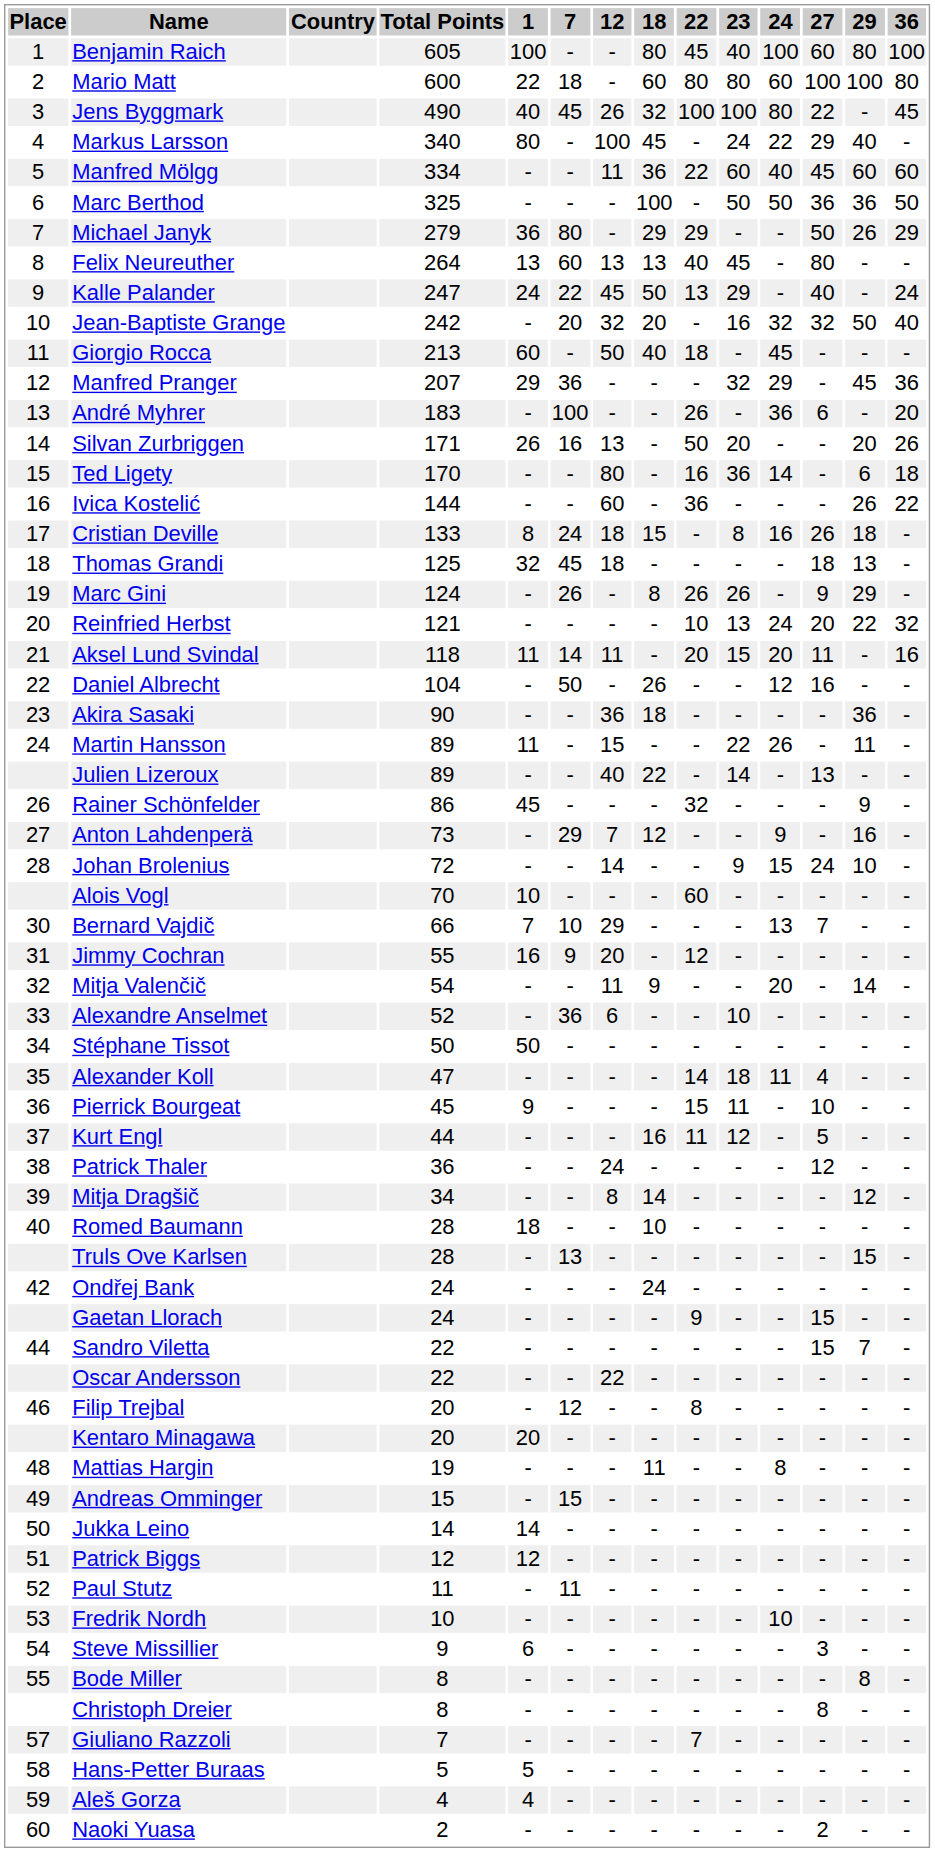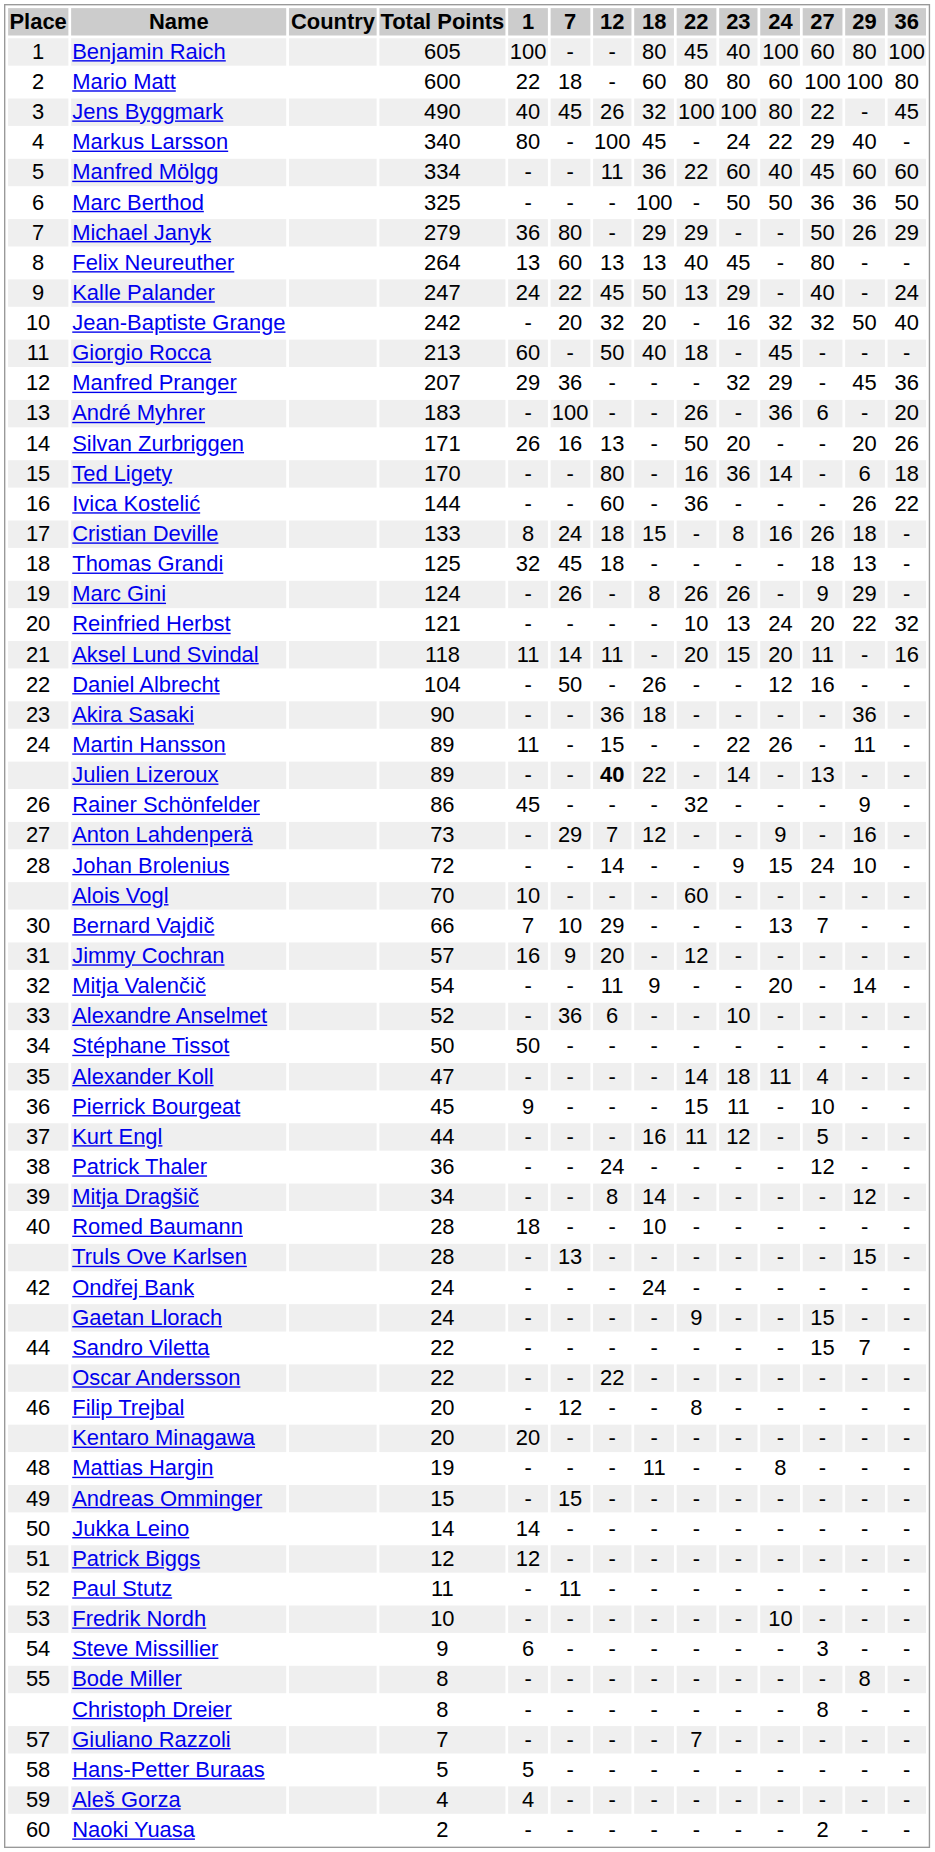(612, 775) normal -> (612, 775) bold
(442, 955) 55 -> (442, 955) 57
